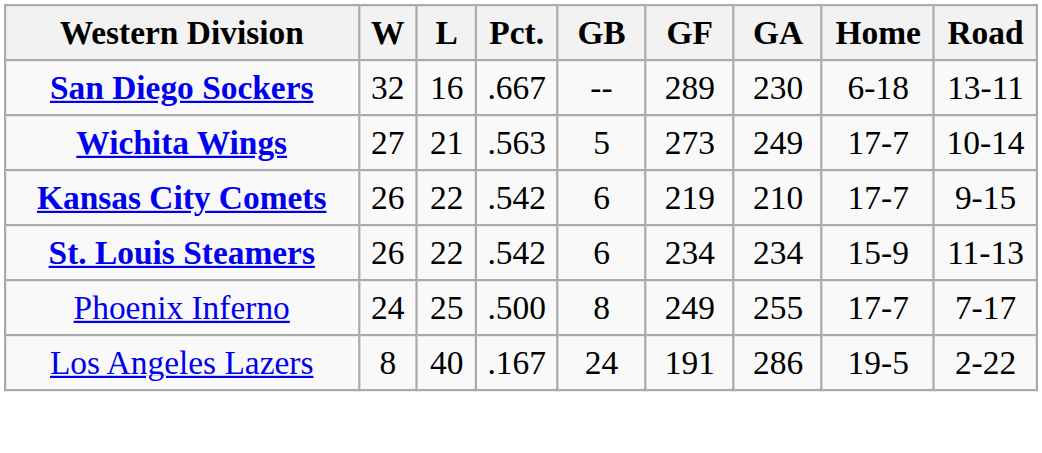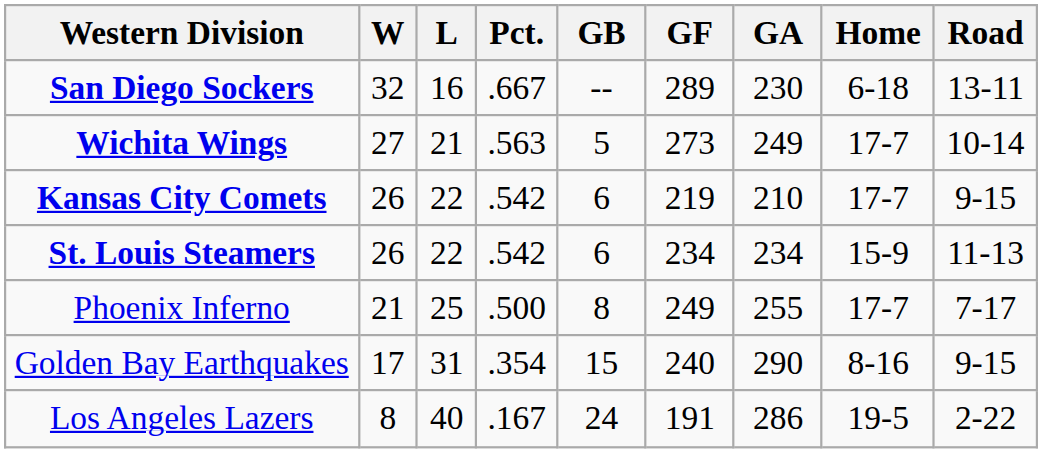(388, 307) 24 -> (388, 307) 21
+ row: (182, 363)
